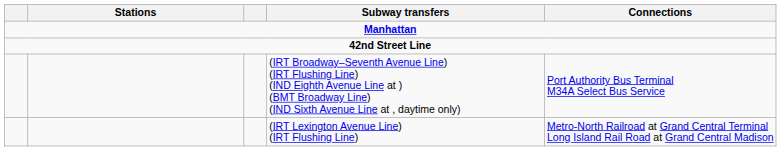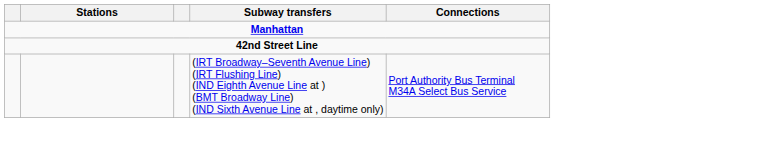- row: (335, 132)
